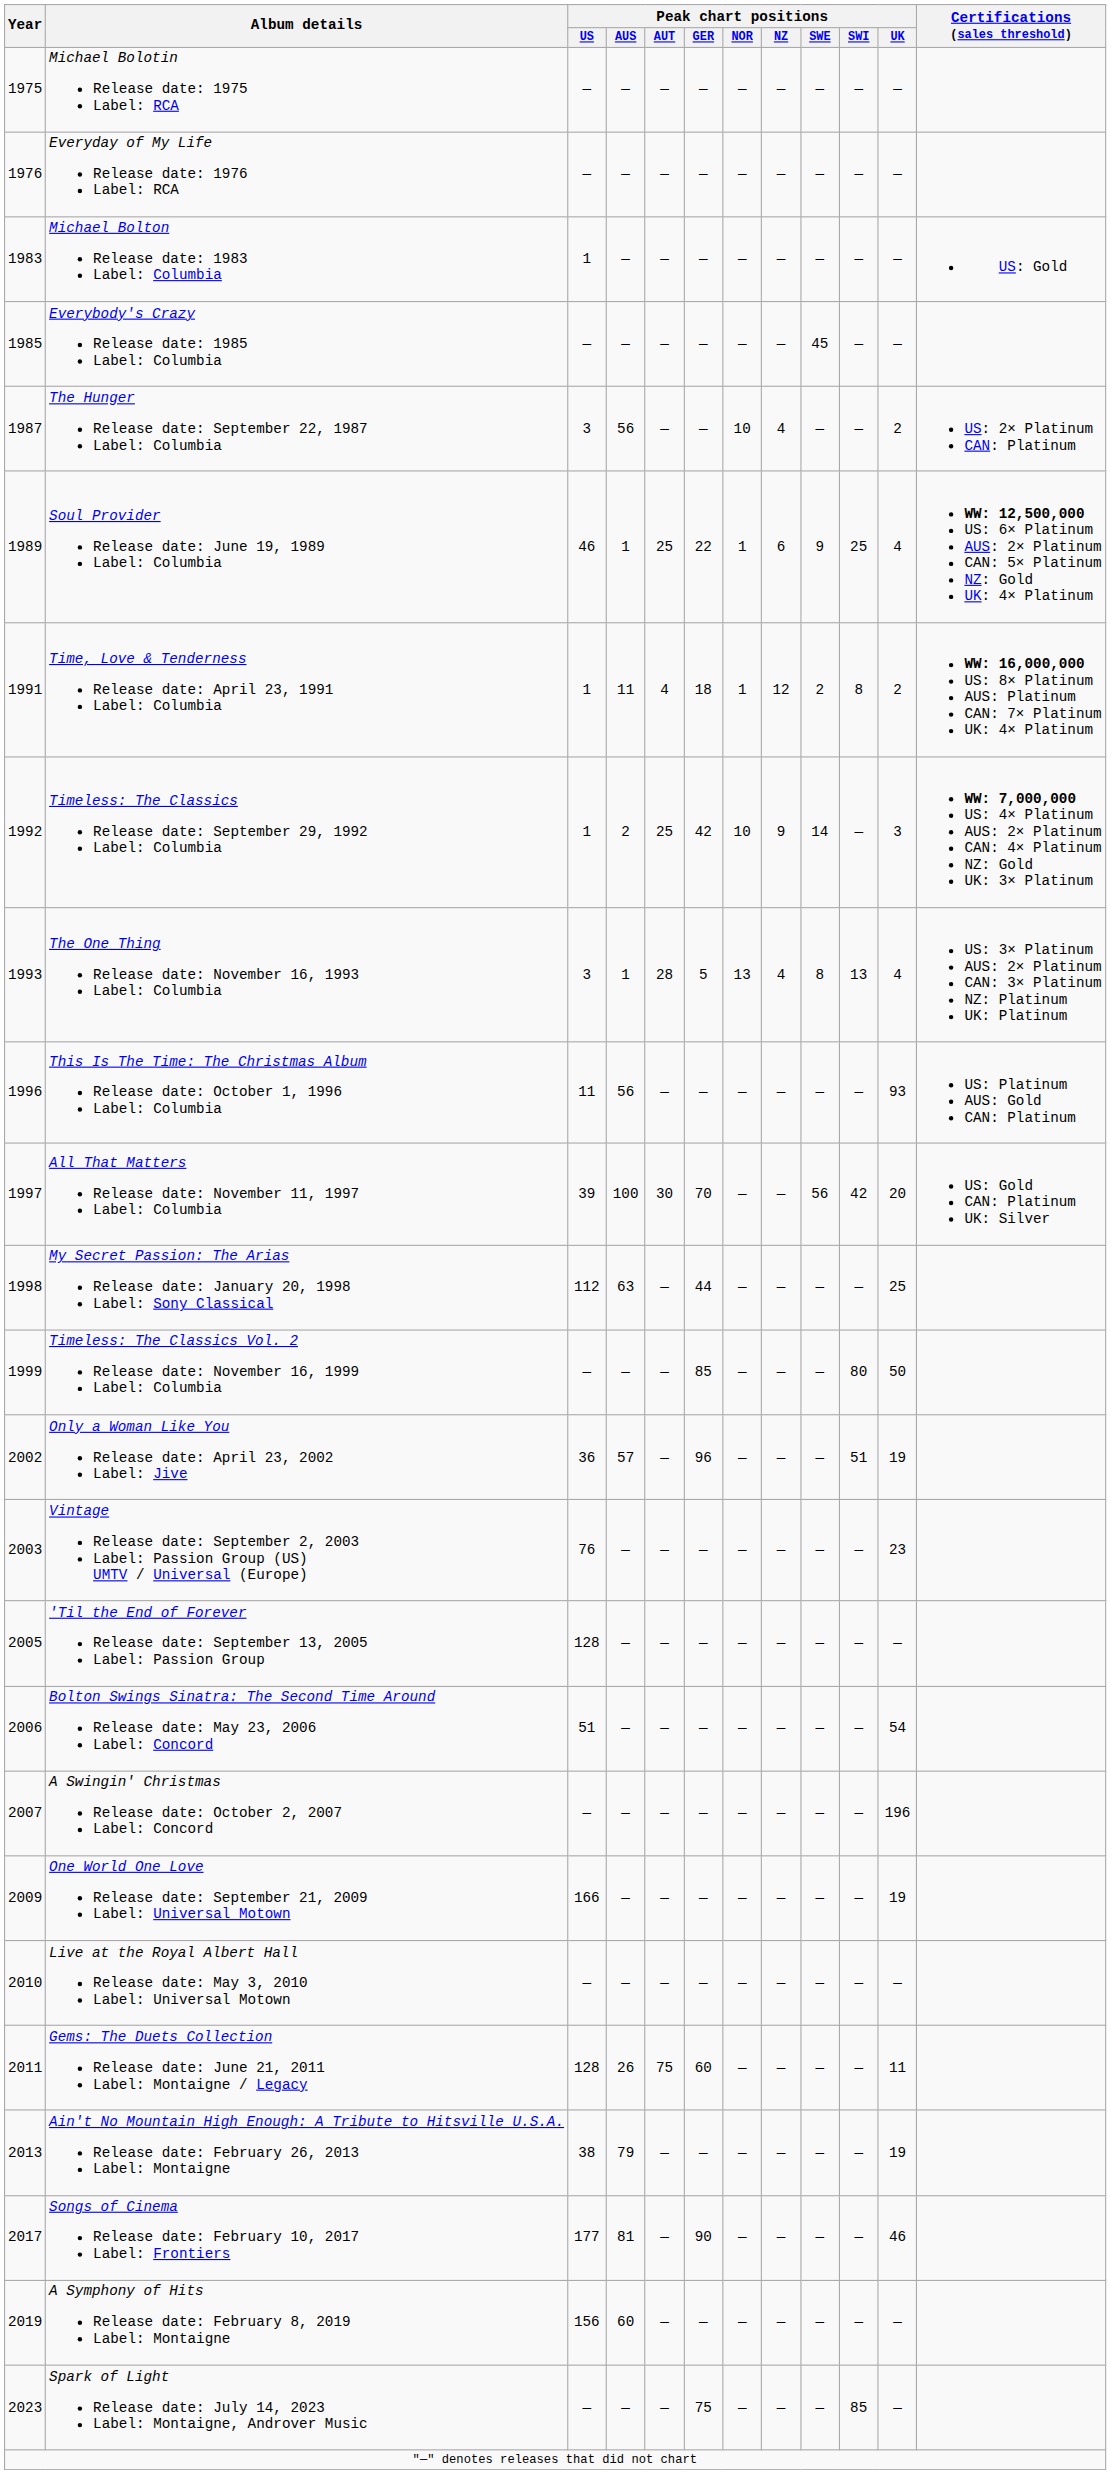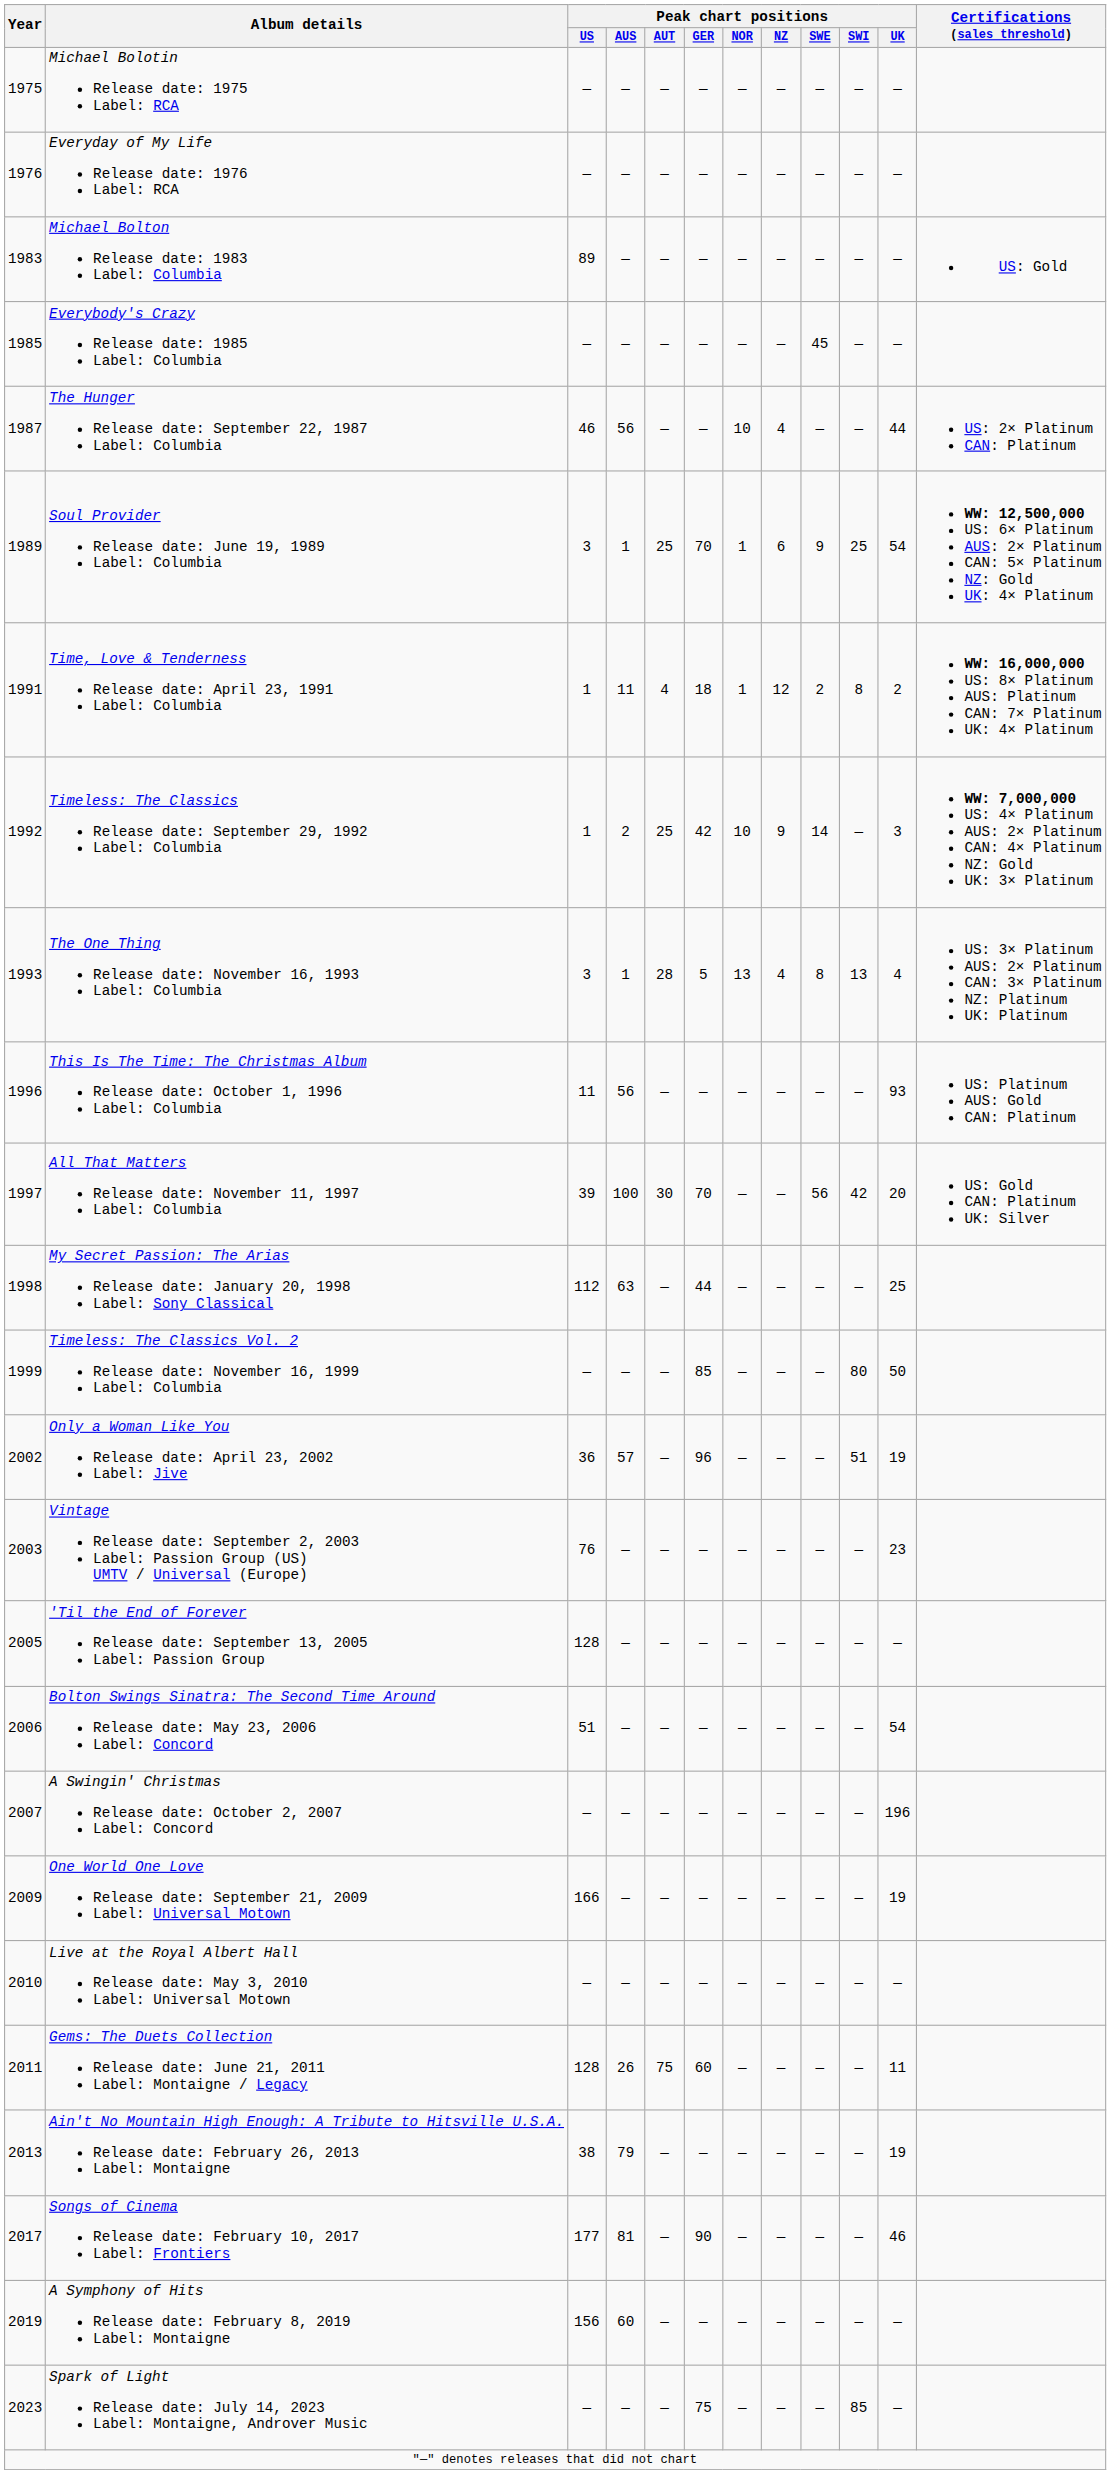(587, 259) 1 -> (587, 259) 89
(587, 429) 3 -> (587, 429) 46
(898, 429) 2 -> (898, 429) 44
(587, 547) 46 -> (587, 547) 3
(703, 547) 22 -> (703, 547) 70
(898, 547) 4 -> (898, 547) 54
